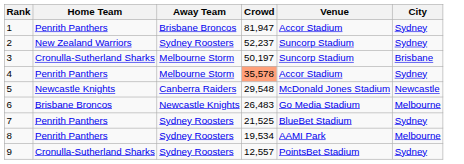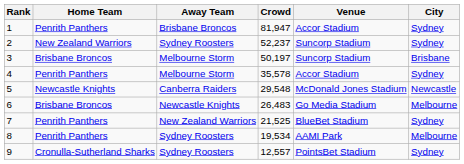(95, 58) Cronulla-Sutherland Sharks -> (73, 58) Brisbane Broncos
(259, 74) lightsalmon background -> (275, 74) no background
(196, 120) Sydney Roosters -> (208, 120) New Zealand Warriors
